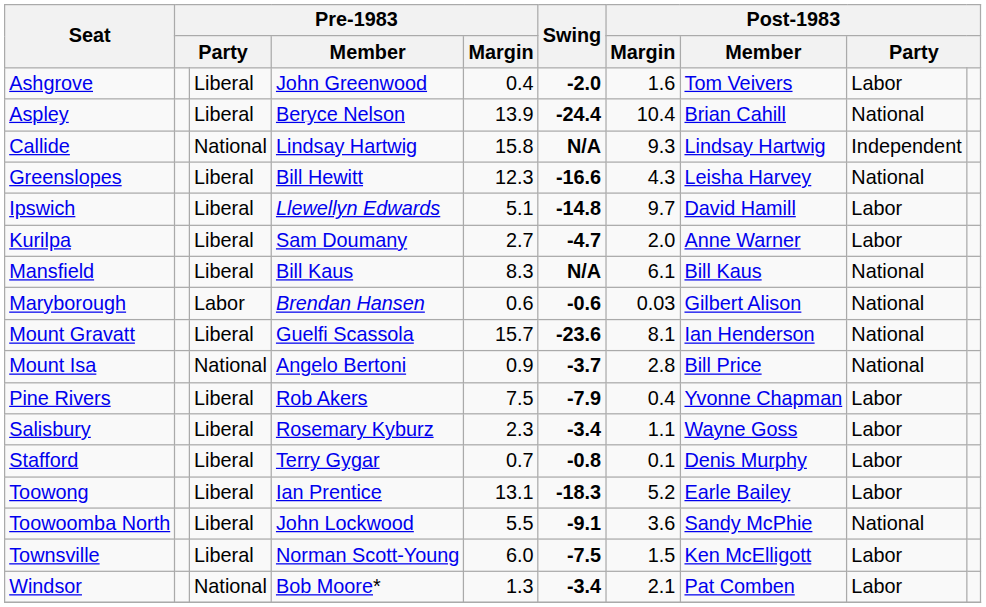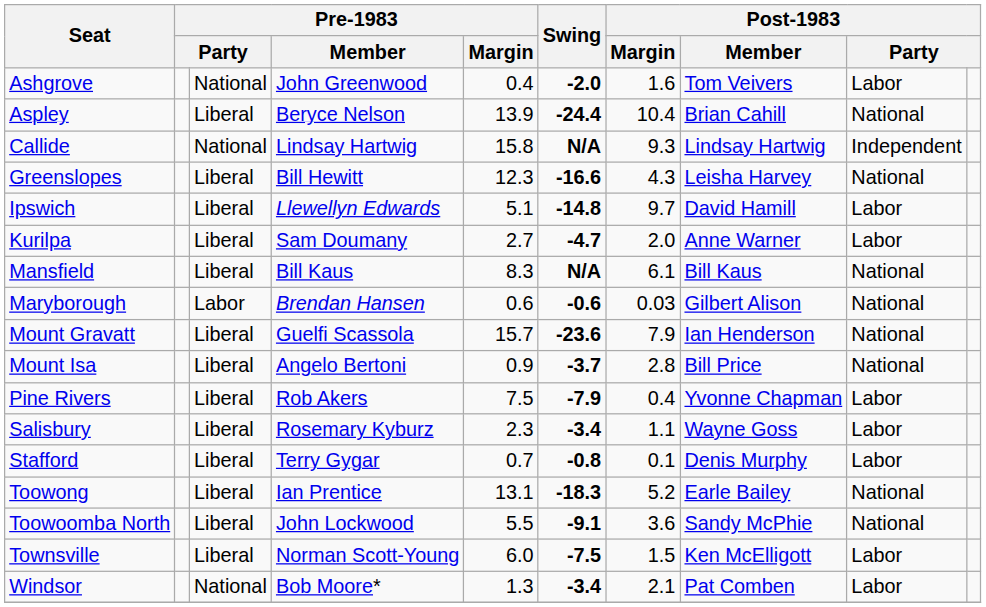(224, 83) Liberal -> (230, 83) National
(662, 334) 8.1 -> (662, 334) 7.9
(230, 366) National -> (224, 366) Liberal
(877, 492) Labor -> (888, 492) National
